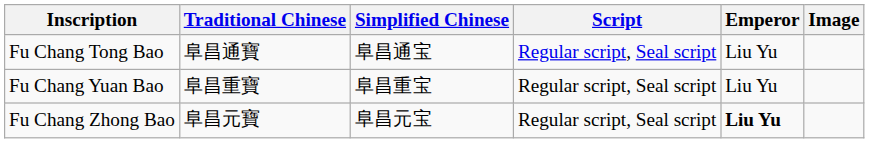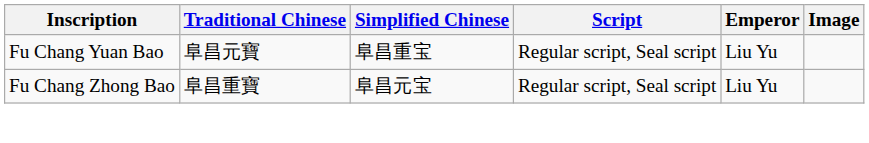- row: (86, 51)
(222, 85) 阜昌重寶 -> (222, 51) 阜昌元寶
(222, 119) 阜昌元寶 -> (222, 85) 阜昌重寶
(753, 120) bold -> (751, 86) normal
